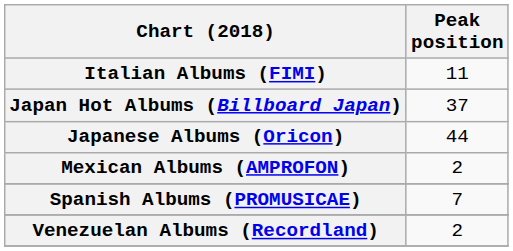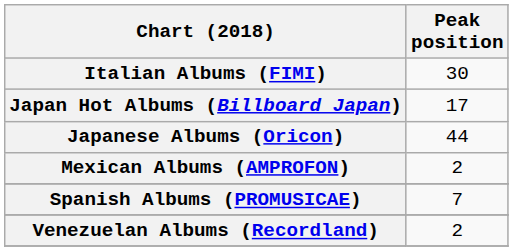(457, 74) 11 -> (457, 74) 30
(457, 105) 37 -> (457, 105) 17
